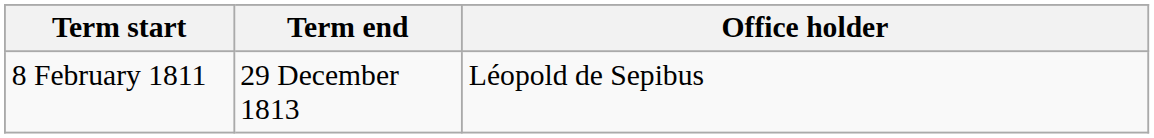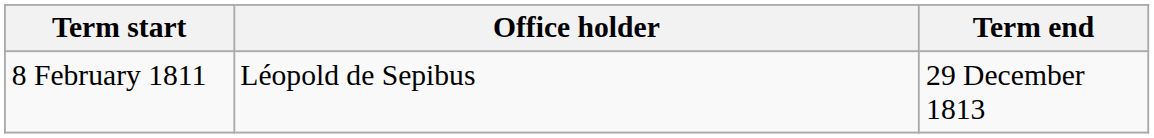columns swapped: (348, 27) <-> (805, 27)
